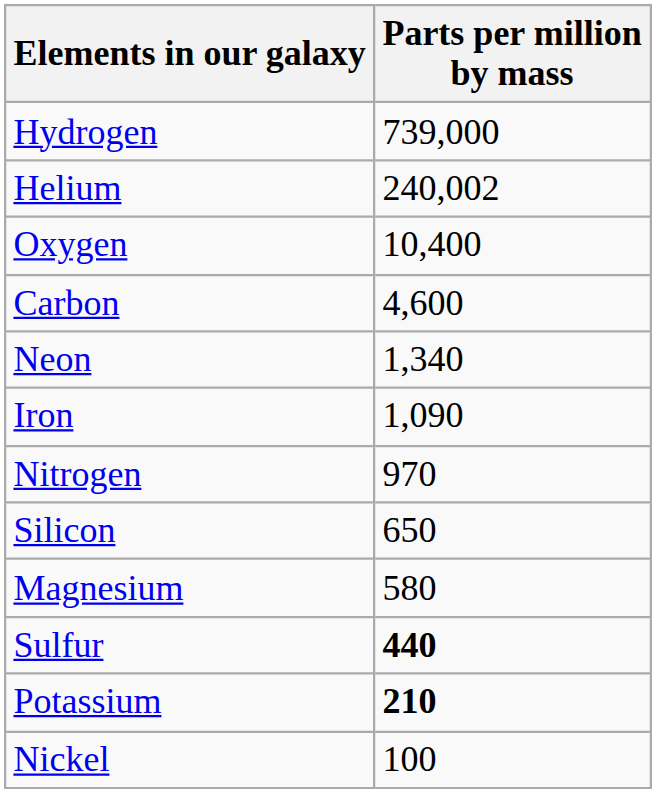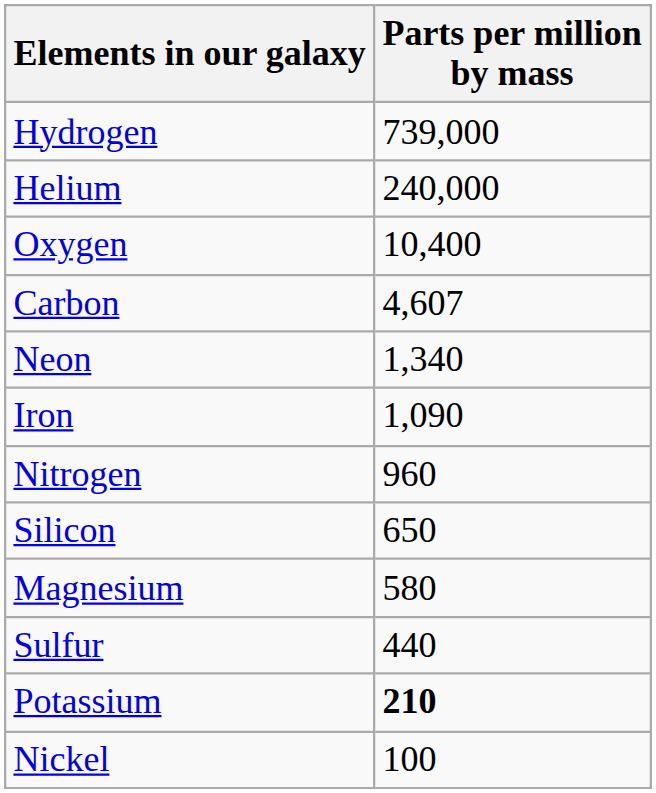(441, 187) 240,002 -> (441, 187) 240,000
(423, 301) 4,600 -> (423, 301) 4,607
(409, 473) 970 -> (409, 473) 960
(409, 644) bold -> (409, 644) normal
